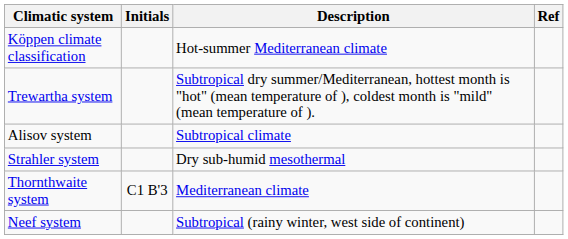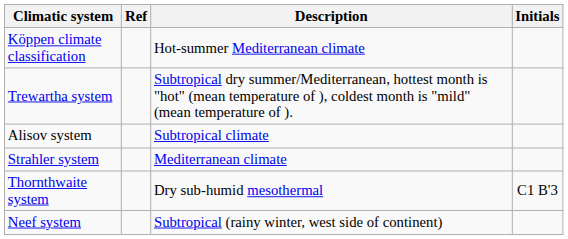columns swapped: (147, 16) <-> (548, 16)
(261, 159) Dry sub-humid mesothermal -> (220, 159) Mediterranean climate
(242, 190) Mediterranean climate -> (239, 190) Dry sub-humid mesothermal
